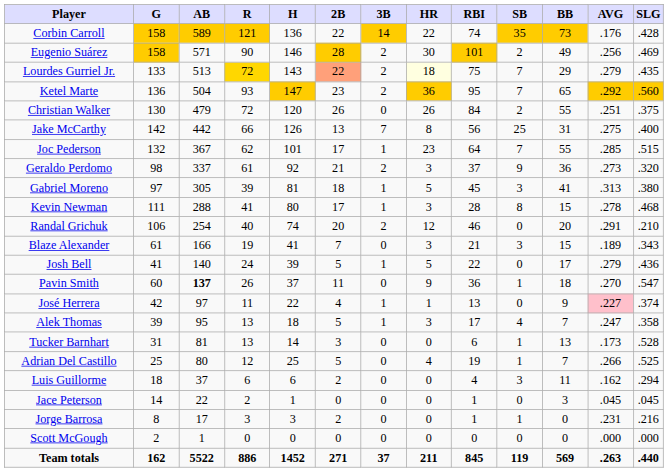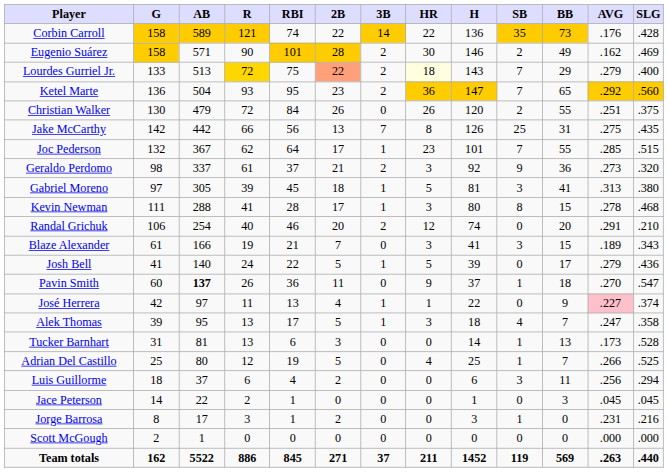columns swapped: (293, 14) <-> (474, 14)
(611, 52) .256 -> (611, 52) .162
(648, 71) .435 -> (648, 71) .400
(648, 129) .400 -> (648, 129) .435
(611, 380) .162 -> (611, 380) .256
